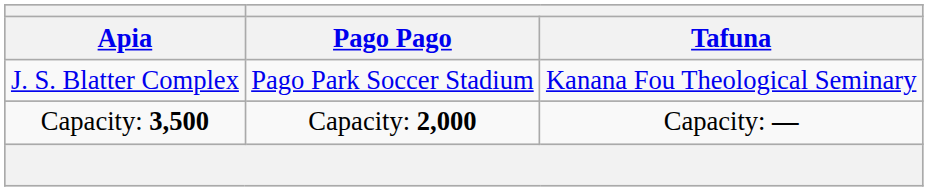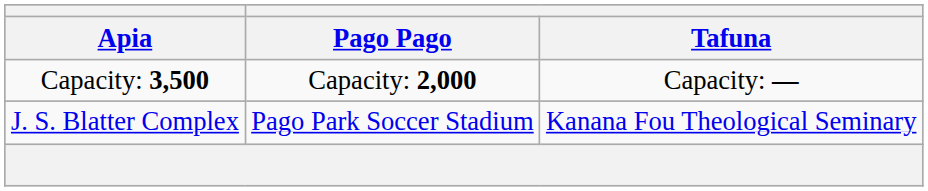rows swapped: (125, 79) <-> (125, 122)
